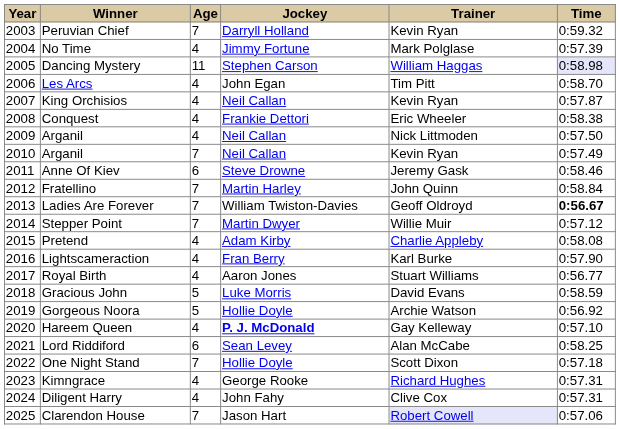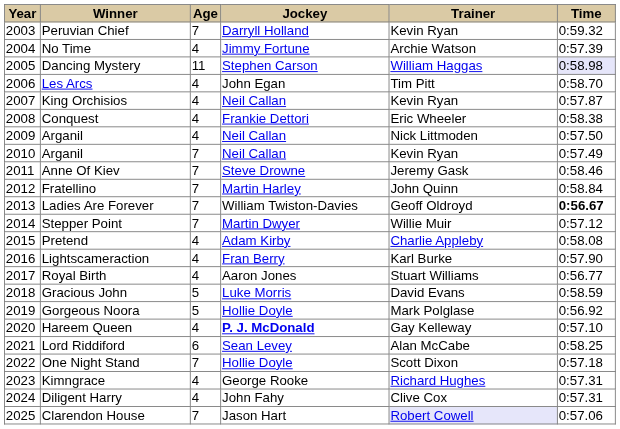(432, 48) Mark Polglase -> (433, 48) Archie Watson
(195, 171) 6 -> (195, 171) 7
(433, 310) Archie Watson -> (432, 310) Mark Polglase
